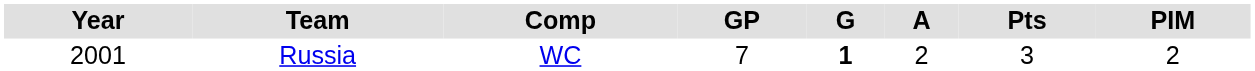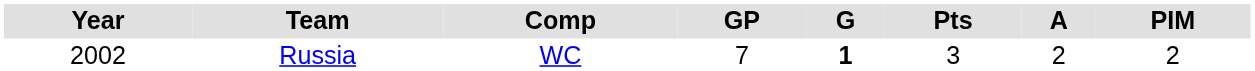columns swapped: (921, 20) <-> (1027, 20)
(98, 55) 2001 -> (98, 55) 2002
